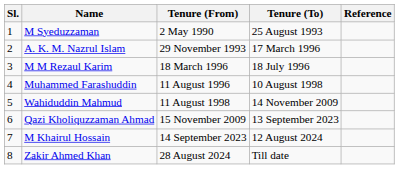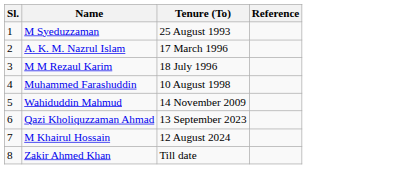- column: (203, 13)
